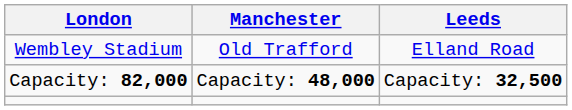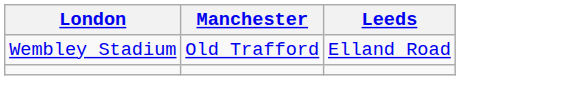- row: (98, 80)
